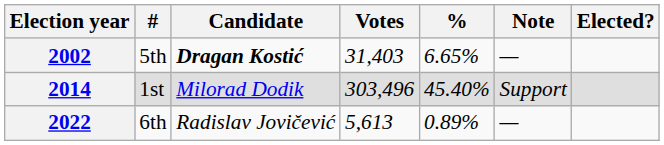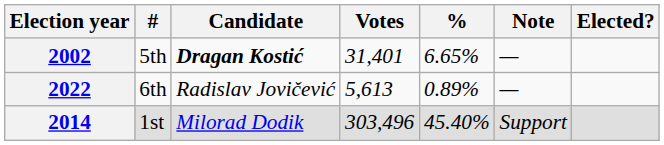(374, 55) 31,403 -> (374, 55) 31,401
rows swapped: (70, 88) <-> (70, 122)
